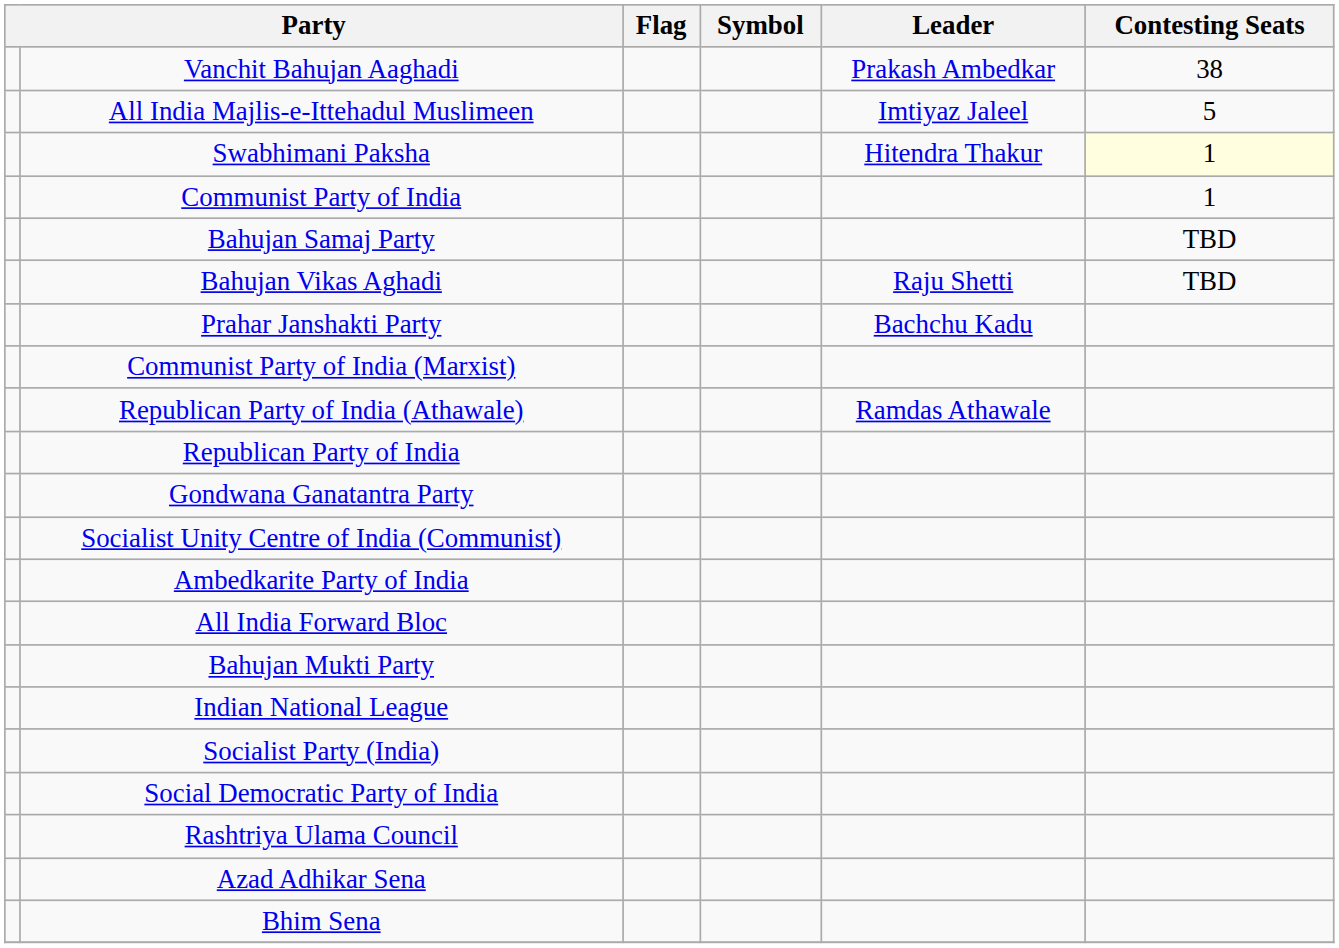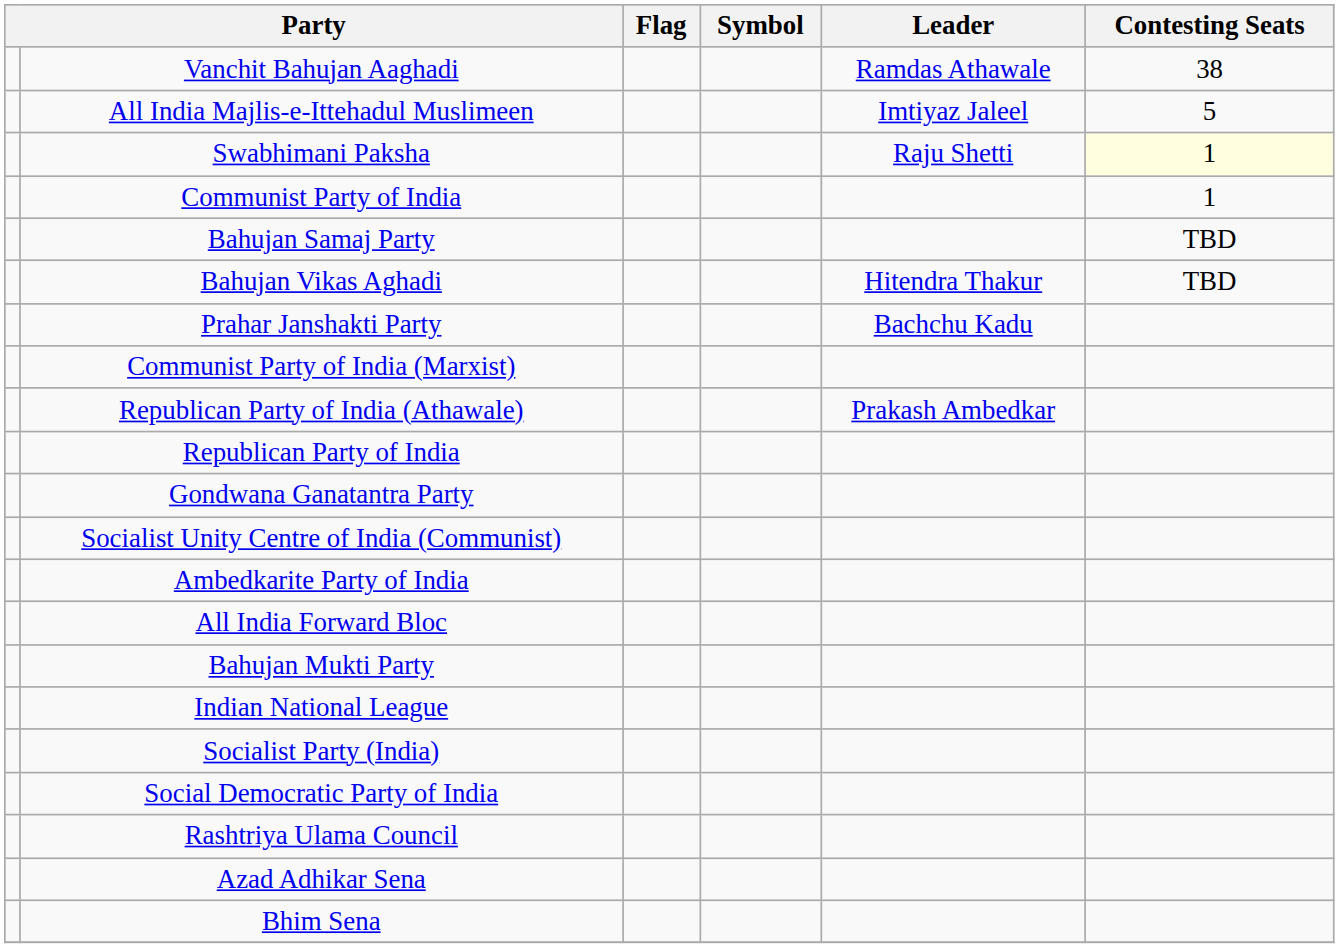(953, 68) Prakash Ambedkar -> (953, 68) Ramdas Athawale
(953, 153) Hitendra Thakur -> (953, 153) Raju Shetti
(953, 281) Raju Shetti -> (953, 281) Hitendra Thakur
(953, 409) Ramdas Athawale -> (953, 409) Prakash Ambedkar
